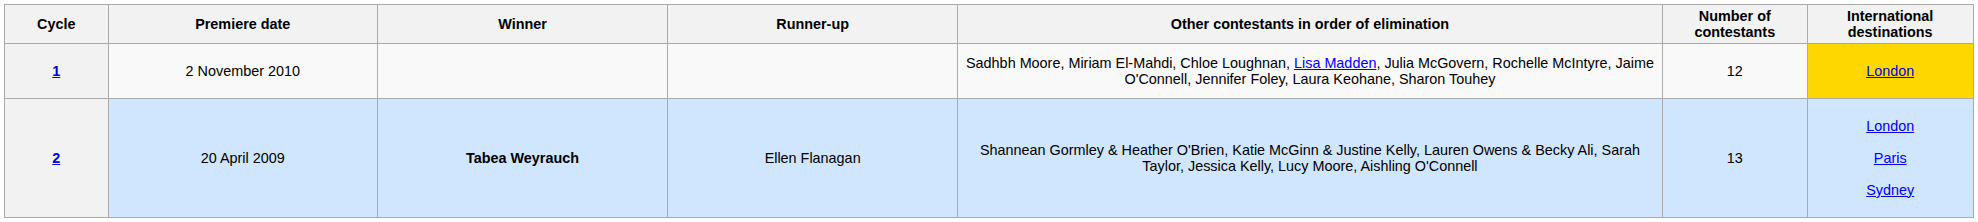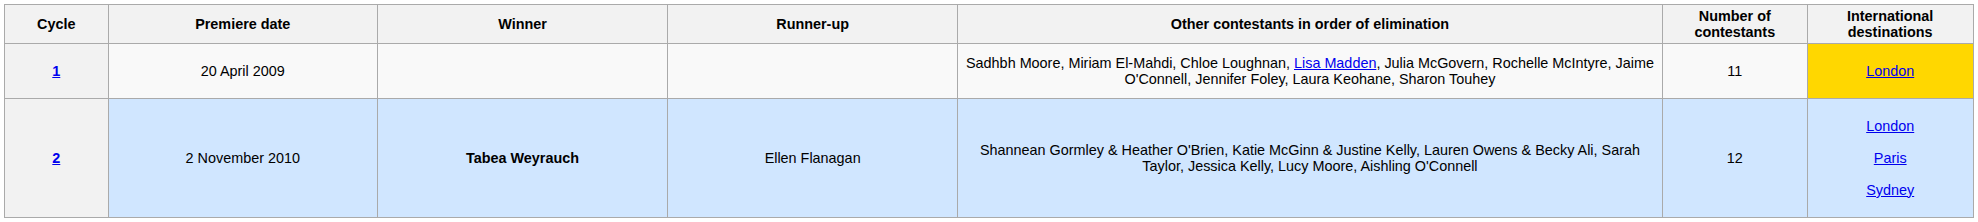(243, 71) 2 November 2010 -> (243, 71) 20 April 2009
(1735, 71) 12 -> (1735, 71) 11
(243, 158) 20 April 2009 -> (243, 158) 2 November 2010
(1735, 158) 13 -> (1735, 158) 12
